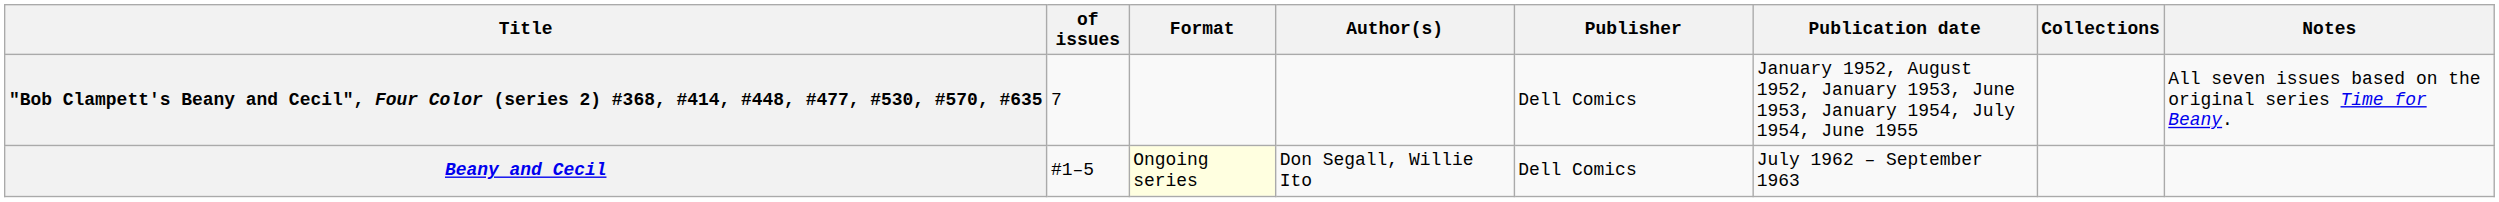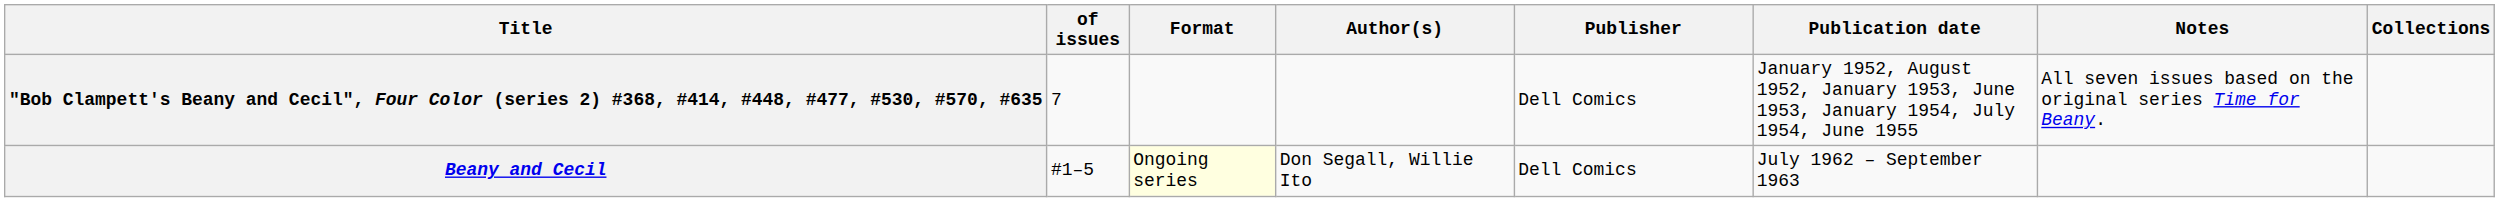columns swapped: (2329, 30) <-> (2101, 30)
